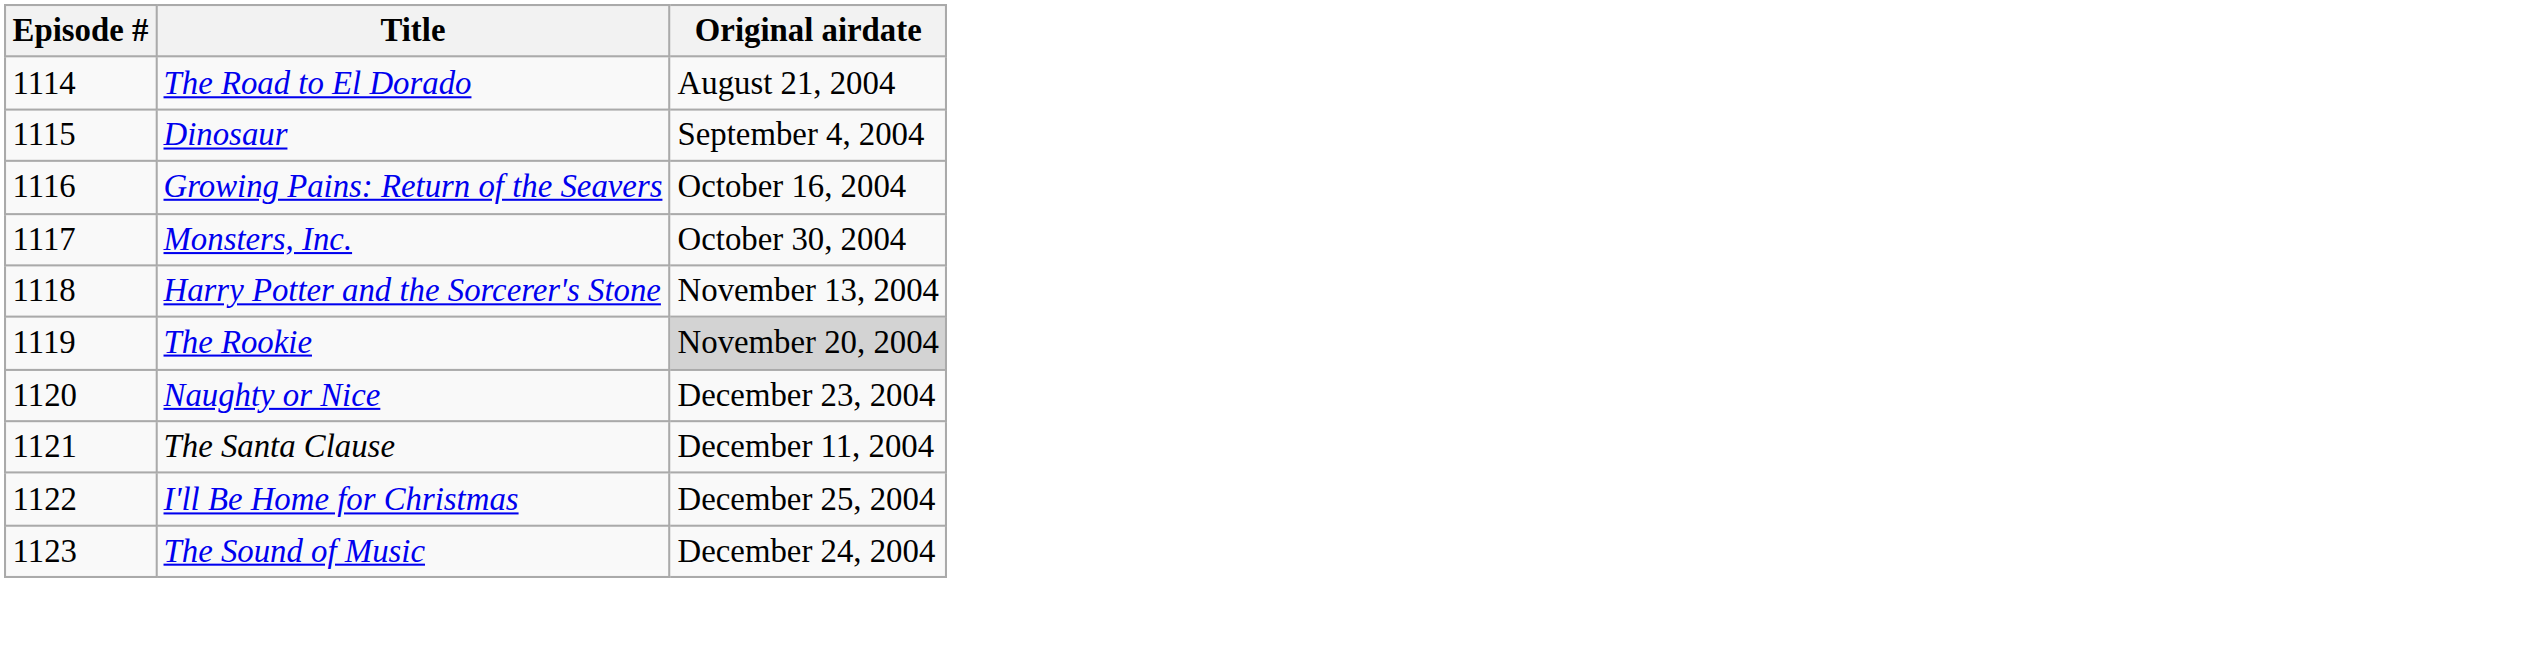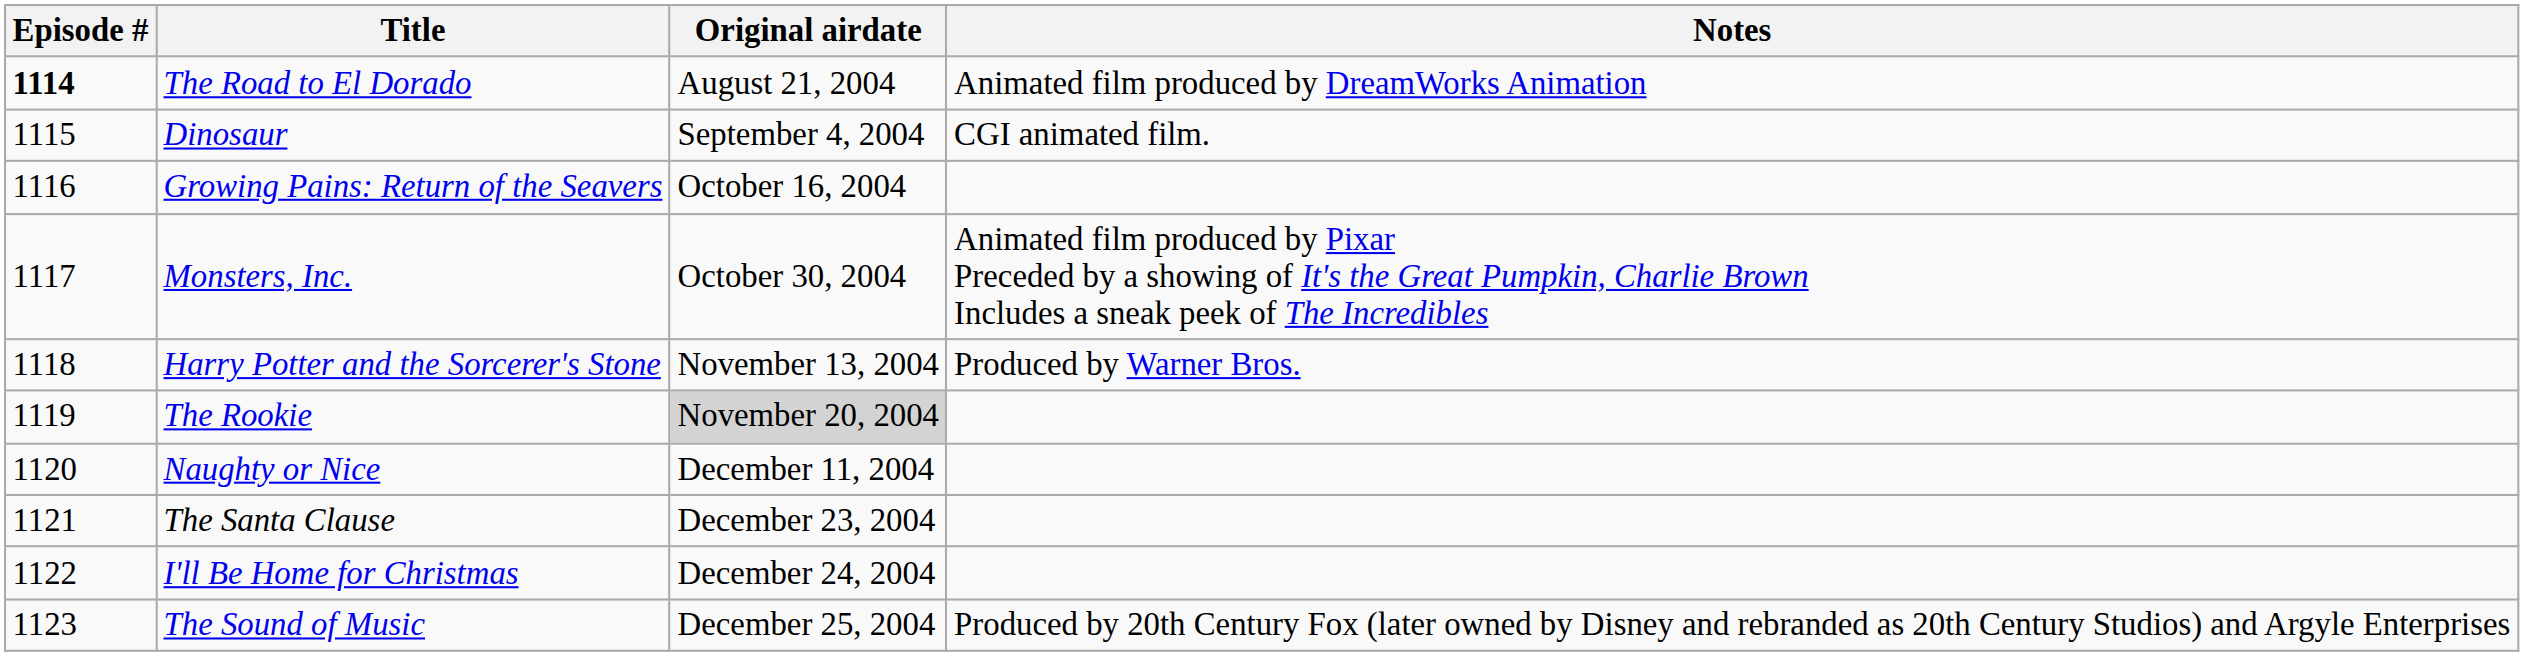+ column: (1732, 30)
(44, 82) normal -> (44, 82) bold
(806, 394) December 23, 2004 -> (806, 468) December 11, 2004
(806, 446) December 11, 2004 -> (806, 520) December 23, 2004
(806, 498) December 25, 2004 -> (806, 572) December 24, 2004
(806, 550) December 24, 2004 -> (806, 624) December 25, 2004
